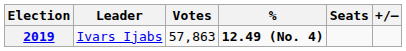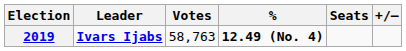(119, 36) normal -> (119, 36) bold
(192, 36) 57,863 -> (192, 36) 58,763
